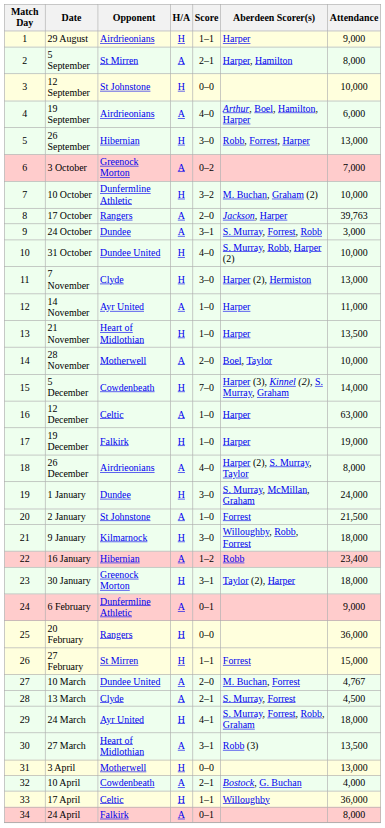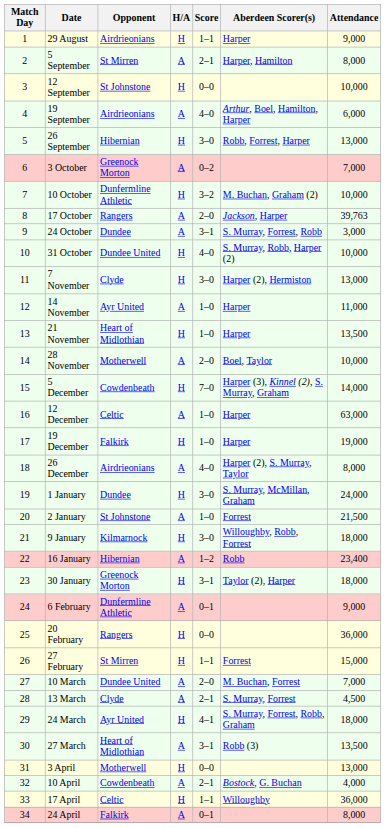(354, 682) 4,767 -> (354, 682) 7,000
